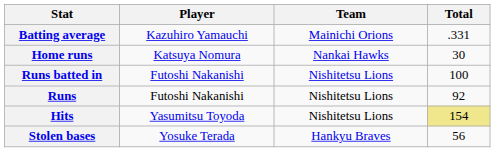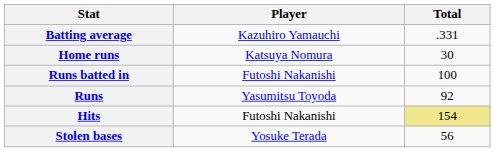- column: (351, 14)
(197, 95) Futoshi Nakanishi -> (289, 95) Yasumitsu Toyoda
(197, 116) Yasumitsu Toyoda -> (289, 116) Futoshi Nakanishi
